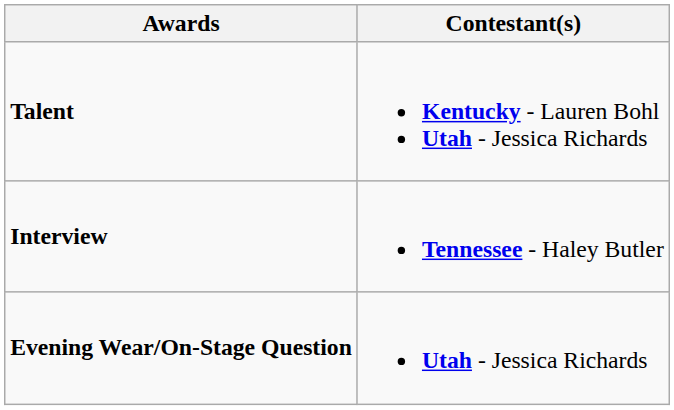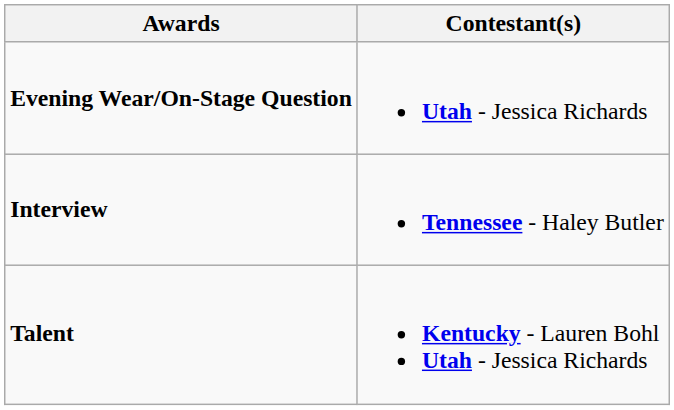rows swapped: (181, 347) <-> (42, 111)
